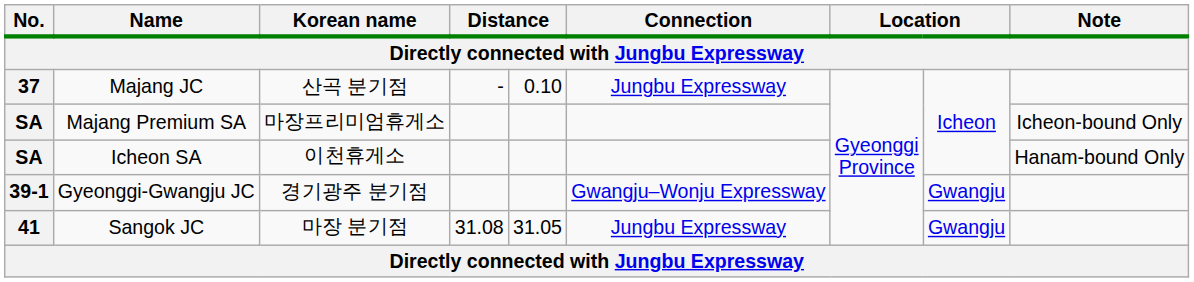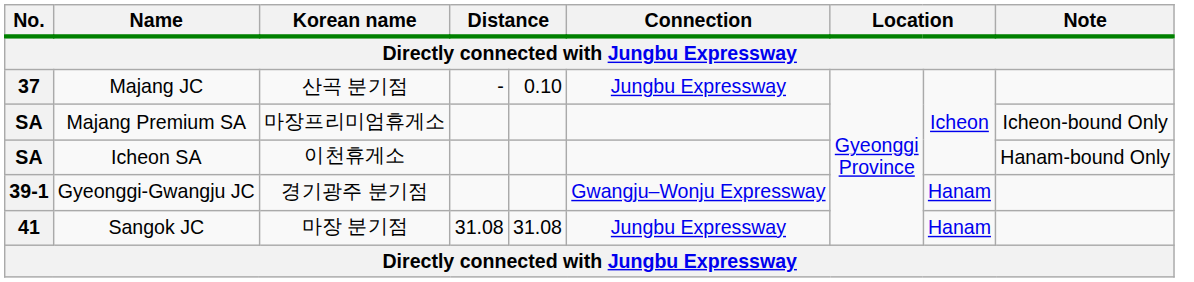(967, 192) Gwangju -> (959, 192) Hanam
(538, 227) 31.05 -> (538, 227) 31.08
(967, 227) Gwangju -> (959, 227) Hanam
